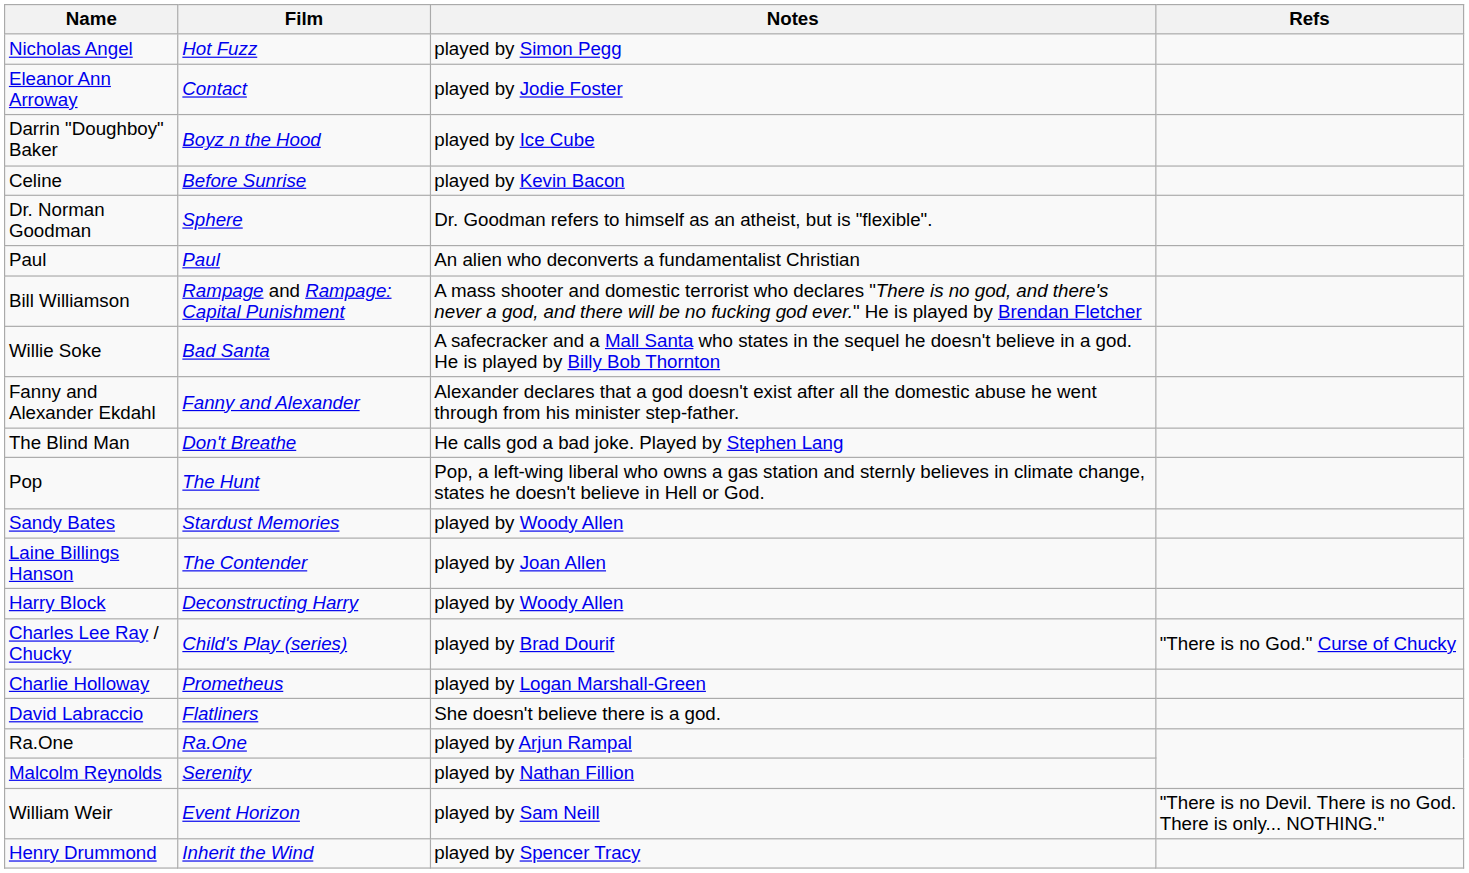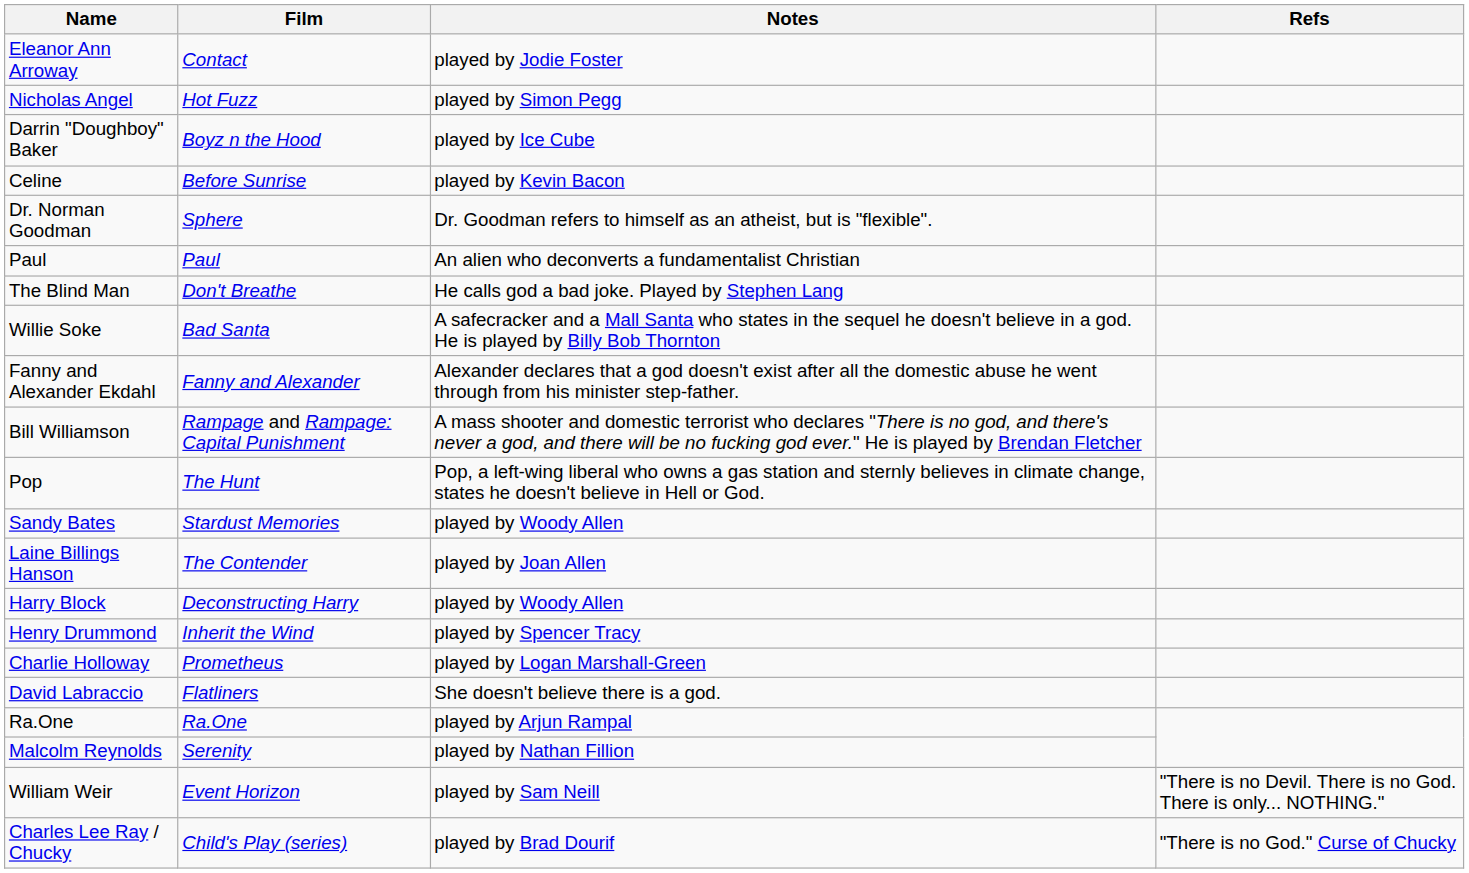rows swapped: (71, 49) <-> (60, 89)
rows swapped: (69, 300) <-> (69, 442)
rows swapped: (83, 853) <-> (84, 643)
